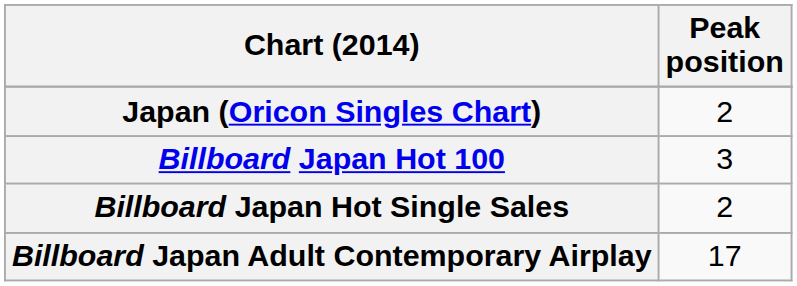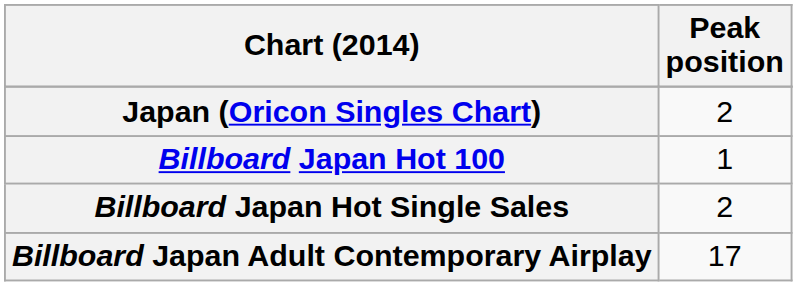(725, 159) 3 -> (725, 159) 1
